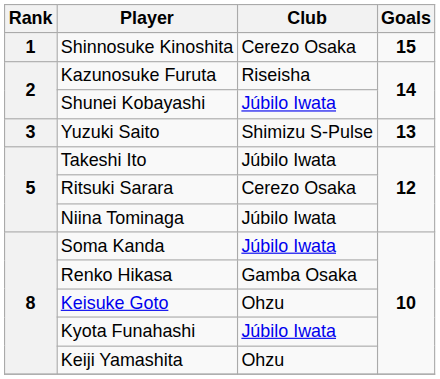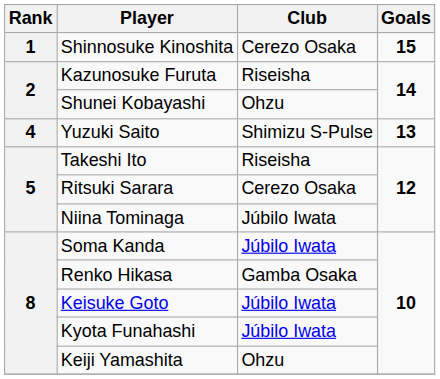(289, 103) Júbilo Iwata -> (263, 103) Ohzu
(31, 132) 3 -> (31, 132) 4
(289, 160) Júbilo Iwata -> (276, 160) Riseisha
(263, 302) Ohzu -> (289, 302) Júbilo Iwata
